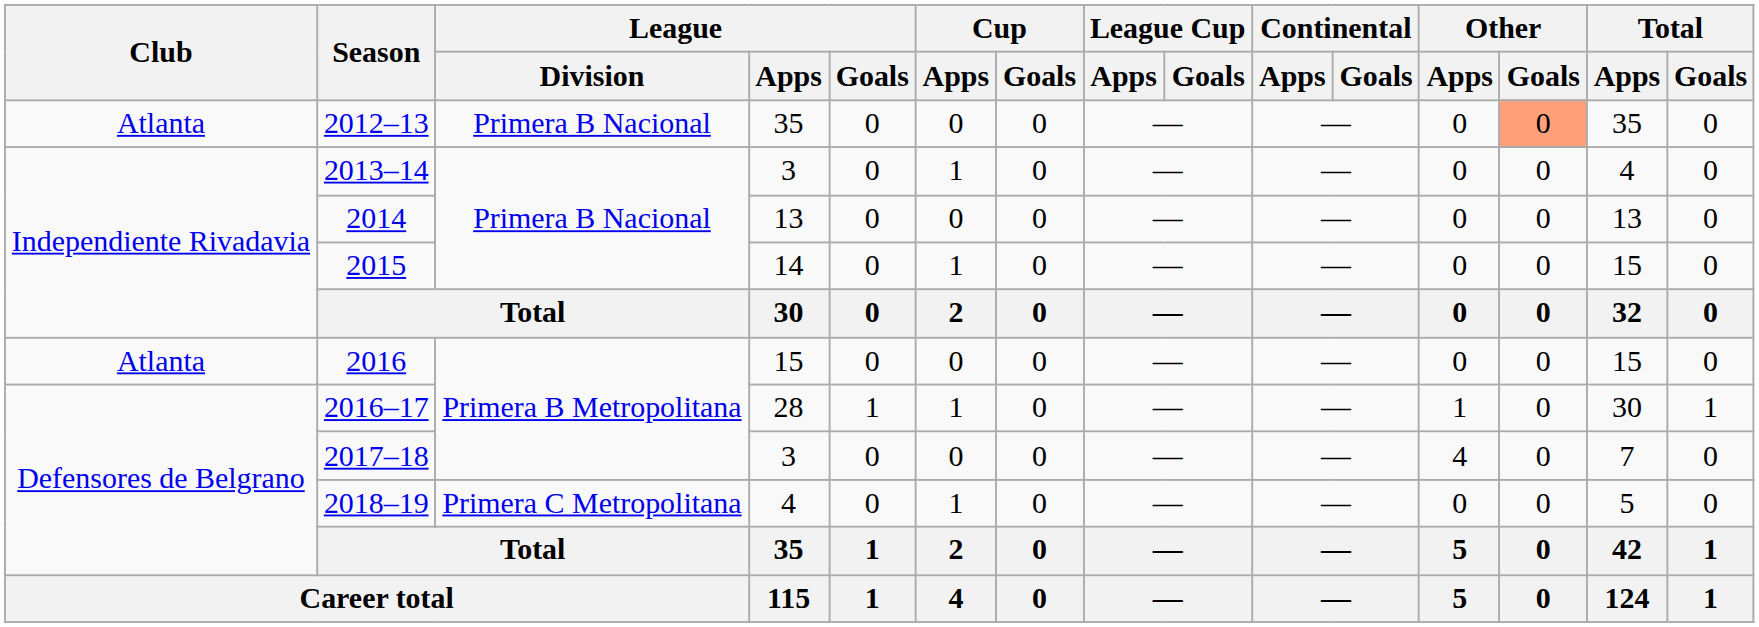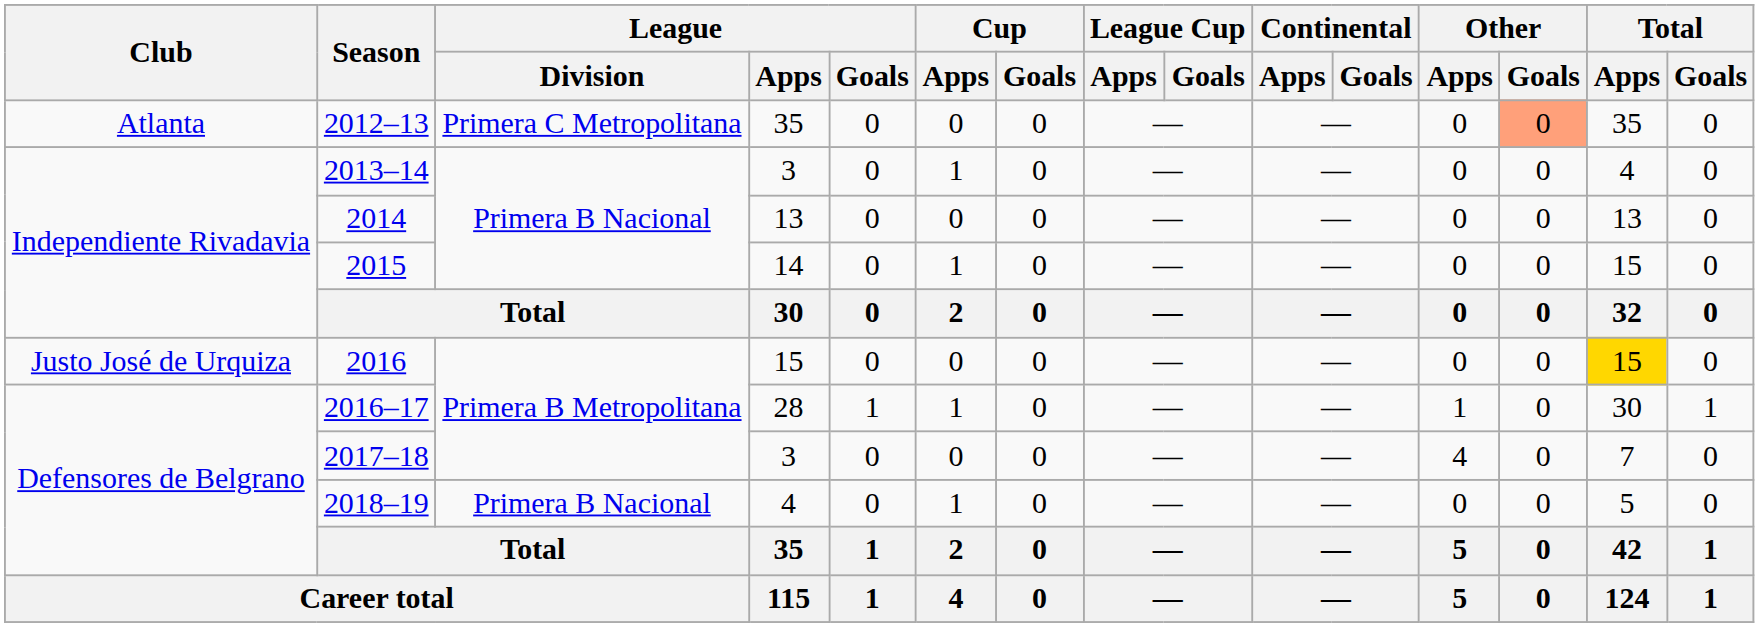(592, 123) Primera B Nacional -> (592, 123) Primera C Metropolitana
(161, 360) Atlanta -> (161, 360) Justo José de Urquiza
(1627, 360) no background -> (1627, 360) gold background
(592, 502) Primera C Metropolitana -> (592, 502) Primera B Nacional
